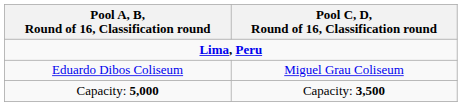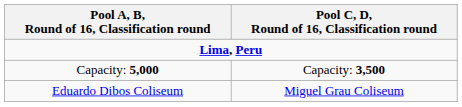rows swapped: (118, 70) <-> (118, 91)
